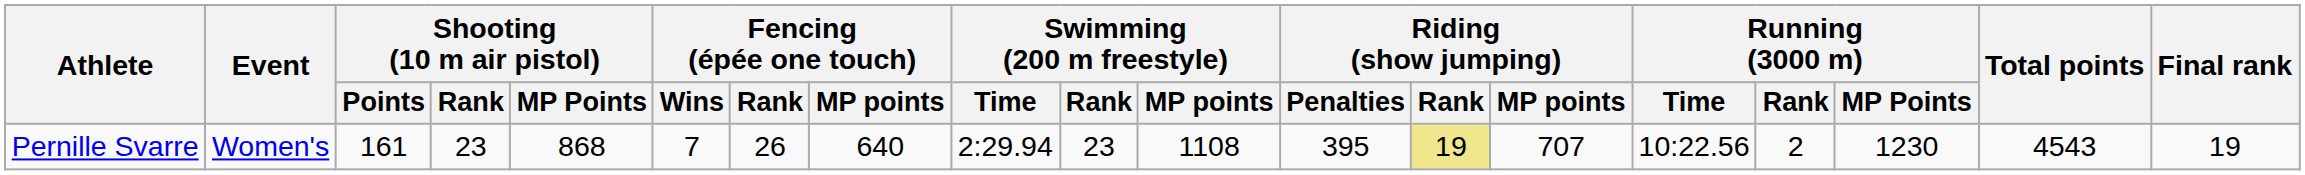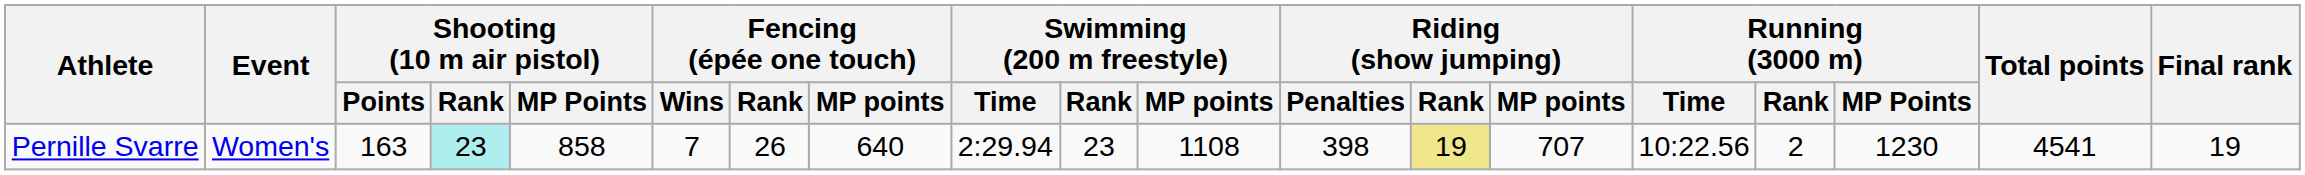(384, 147) 161 -> (384, 147) 163
(471, 147) no background -> (471, 147) paleturquoise background
(582, 147) 868 -> (582, 147) 858
(1346, 147) 395 -> (1346, 147) 398
(2065, 147) 4543 -> (2065, 147) 4541
